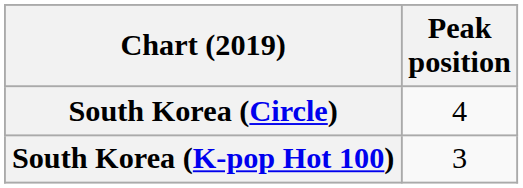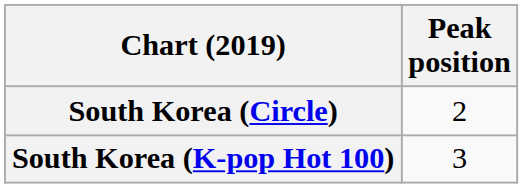(460, 110) 4 -> (460, 110) 2
